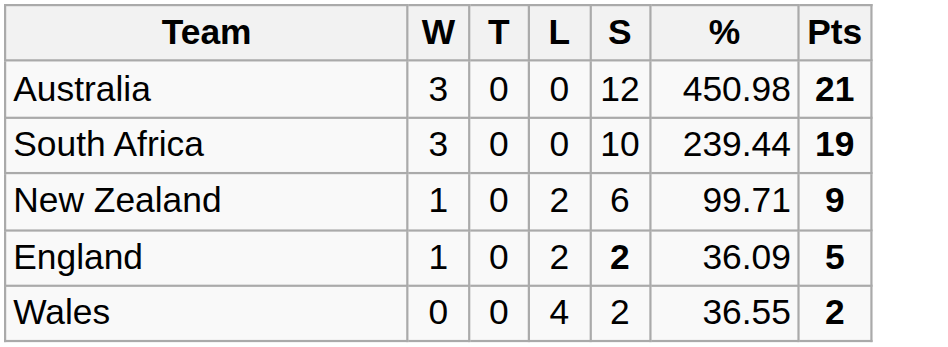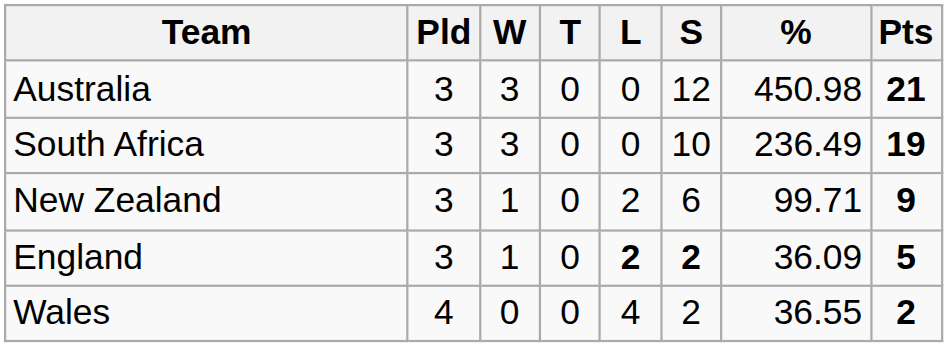+ column: (444, 32)
(737, 144) 239.44 -> (808, 144) 236.49
(559, 256) normal -> (631, 256) bold
